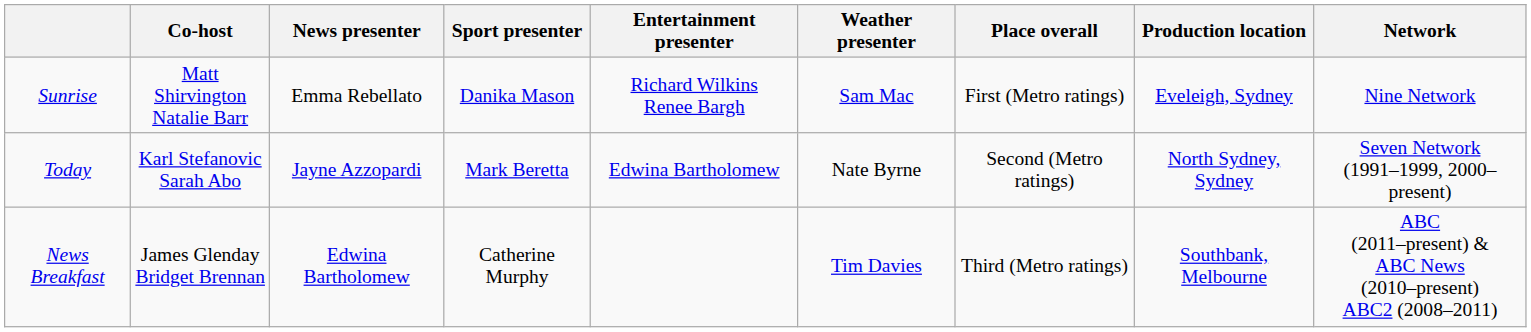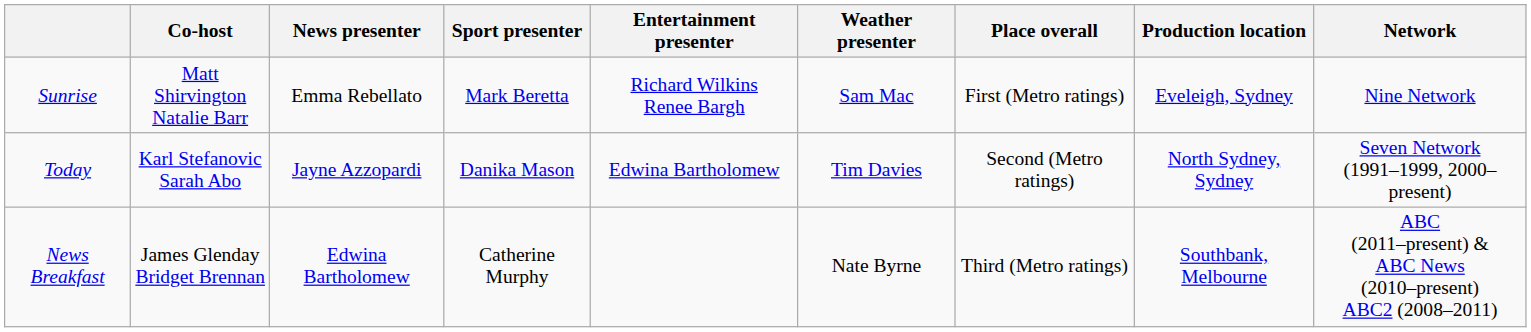(517, 94) Danika Mason -> (517, 94) Mark Beretta
(517, 169) Mark Beretta -> (517, 169) Danika Mason
(876, 169) Nate Byrne -> (876, 169) Tim Davies
(876, 266) Tim Davies -> (876, 266) Nate Byrne
